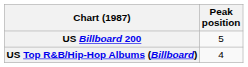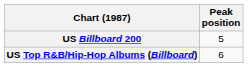(221, 54) 4 -> (221, 54) 6
